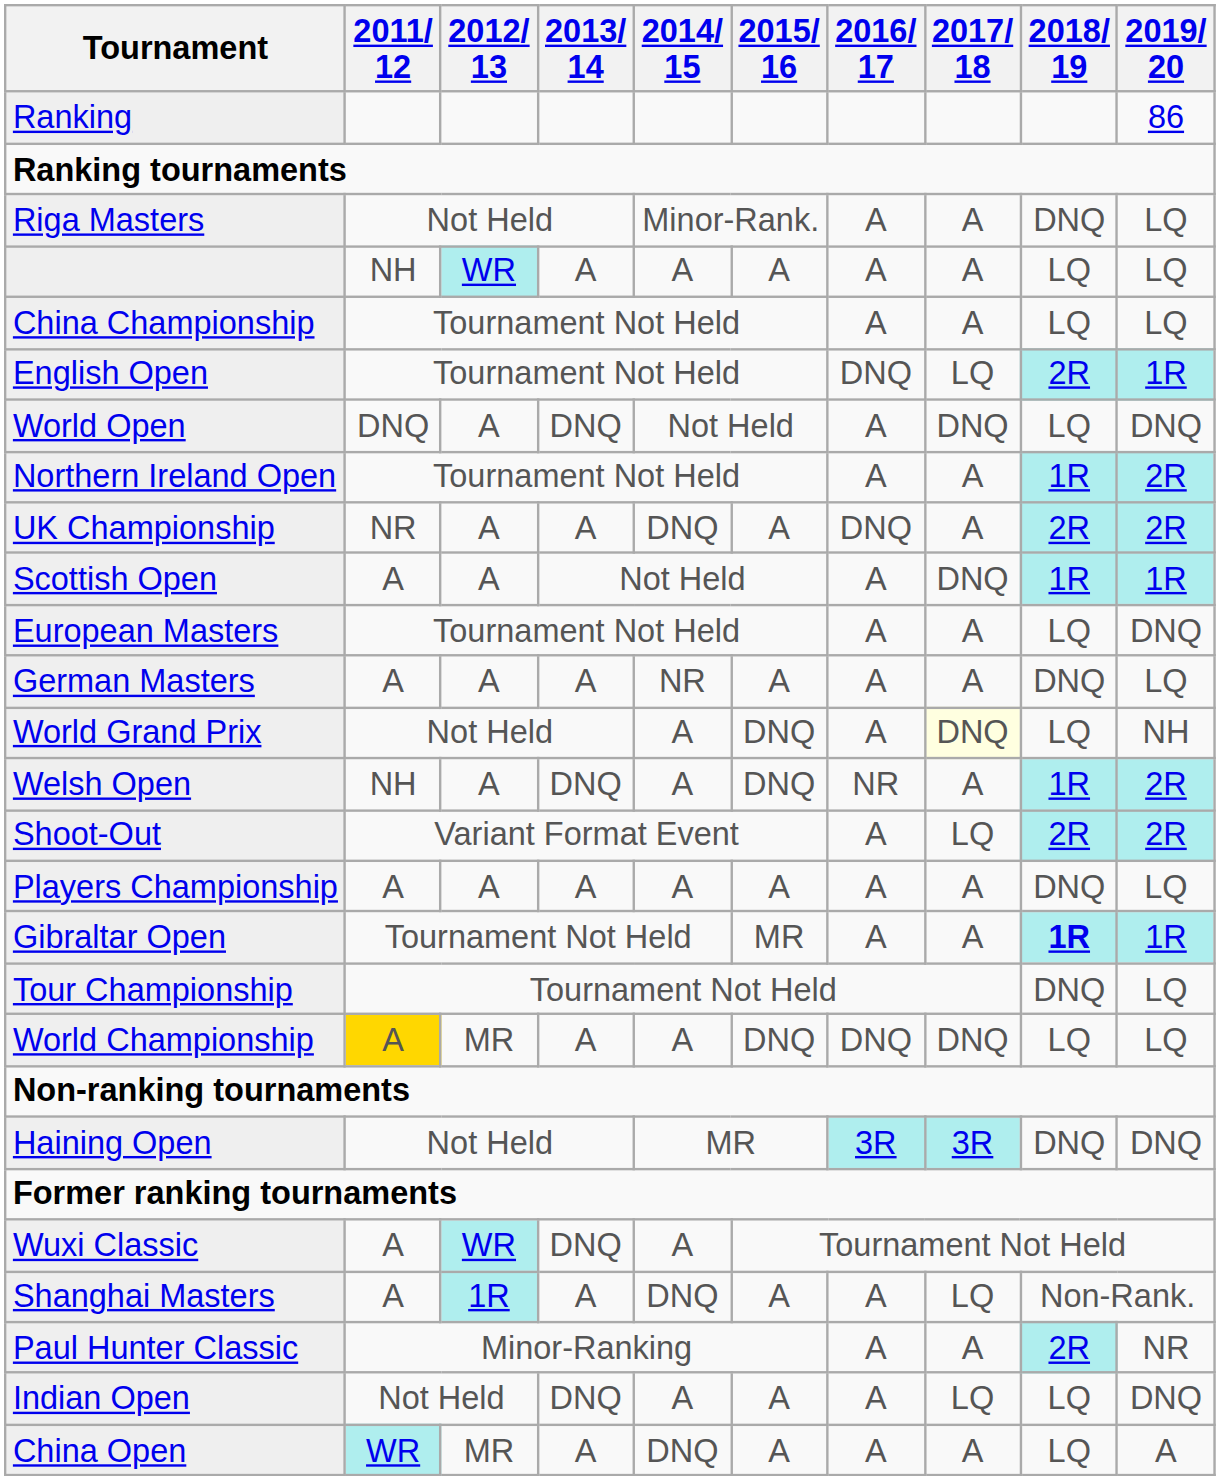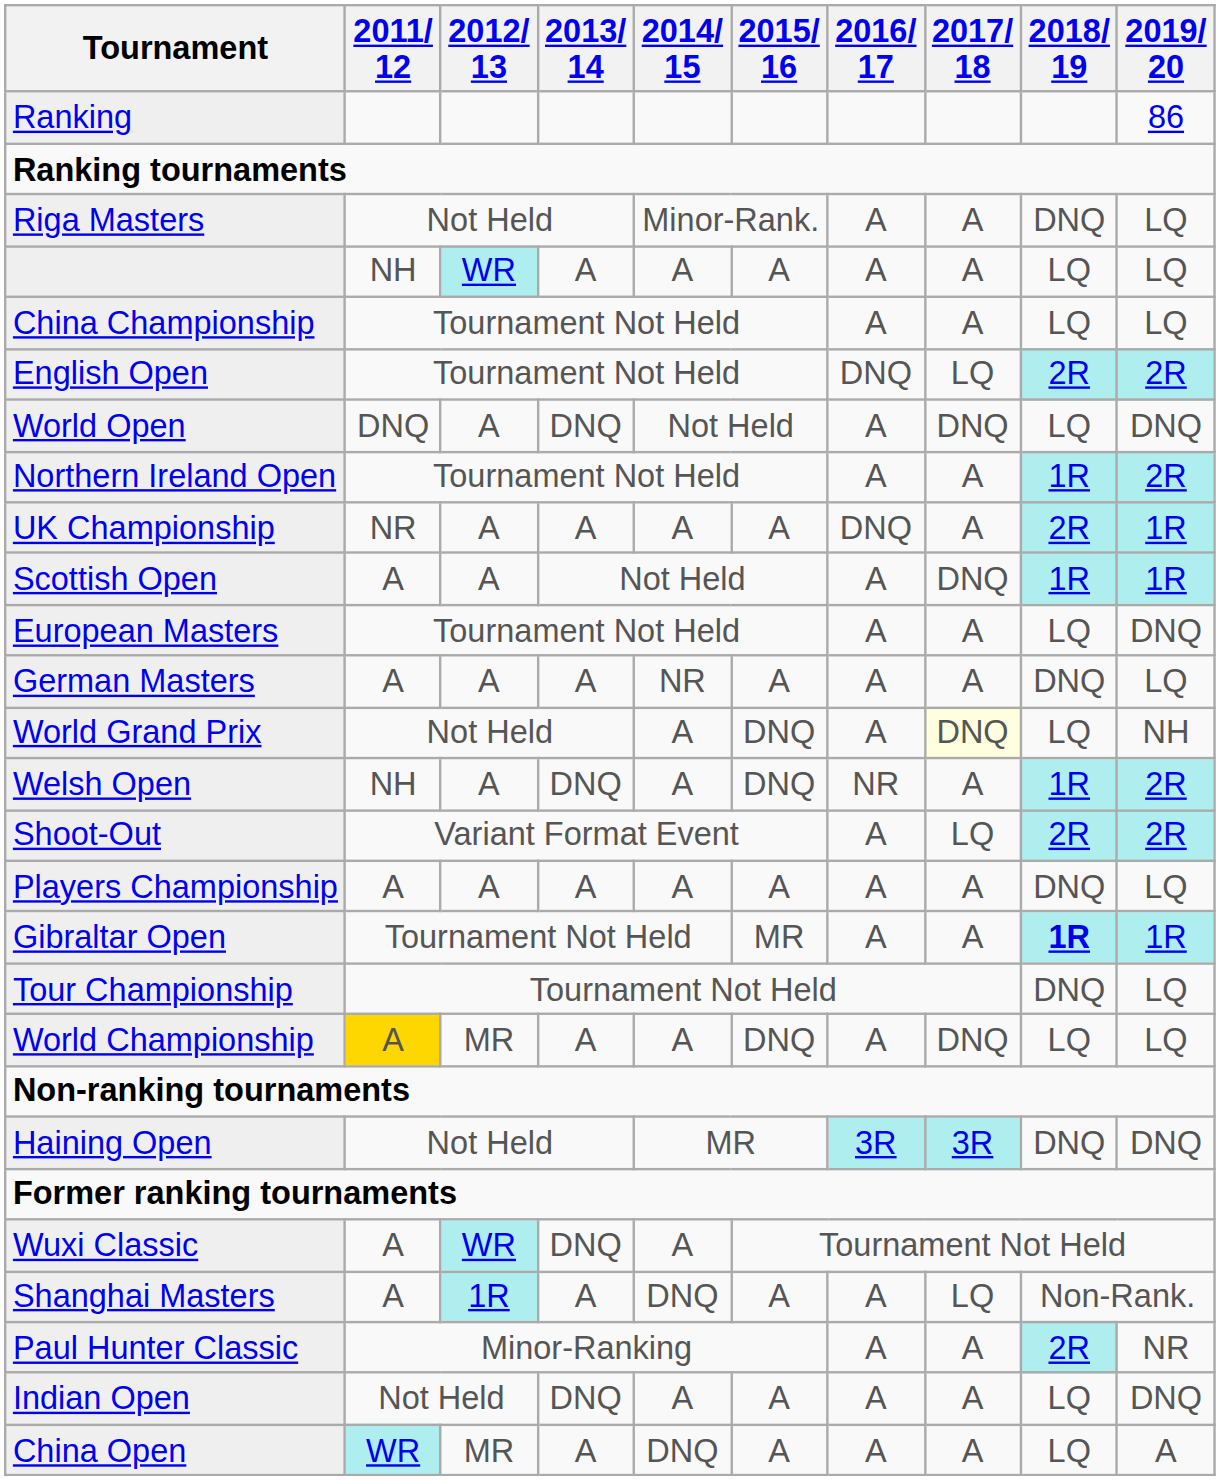(1166, 374) 1R -> (1166, 374) 2R
(682, 527) DNQ -> (682, 527) A
(1166, 527) 2R -> (1166, 527) 1R
(876, 1040) DNQ -> (876, 1040) A
(973, 1398) LQ -> (973, 1398) A
